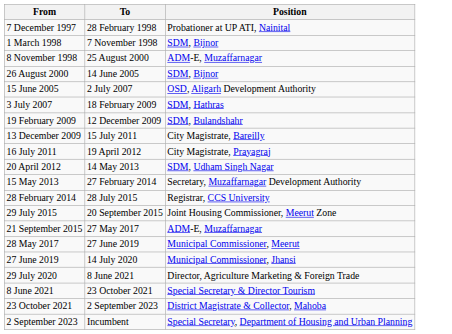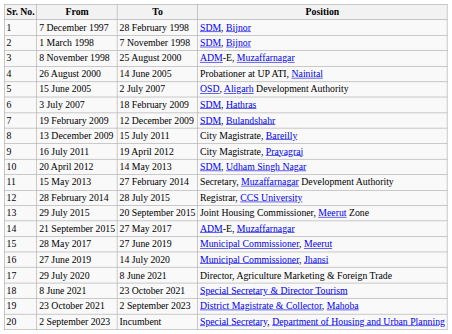+ column: (21, 12)
(229, 27) Probationer at UP ATI, Nainital -> (225, 27) SDM, Bijnor
(193, 74) SDM, Bijnor -> (261, 74) Probationer at UP ATI, Nainital
